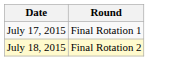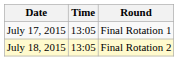+ column: (83, 13)
